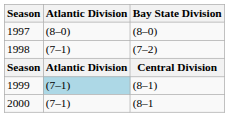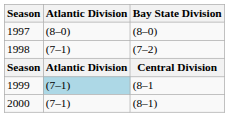(145, 85) (8–1) -> (143, 85) (8–1
(143, 103) (8–1 -> (145, 103) (8–1)
